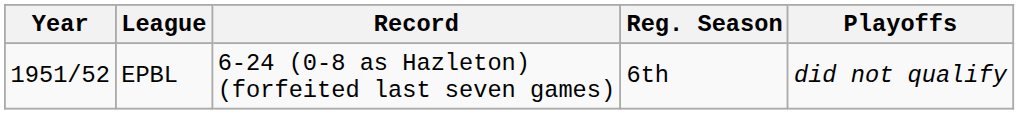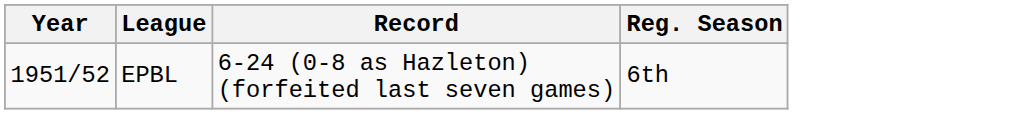- column: (900, 24)
